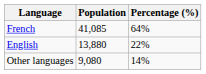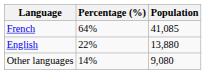columns swapped: (102, 12) <-> (165, 12)
